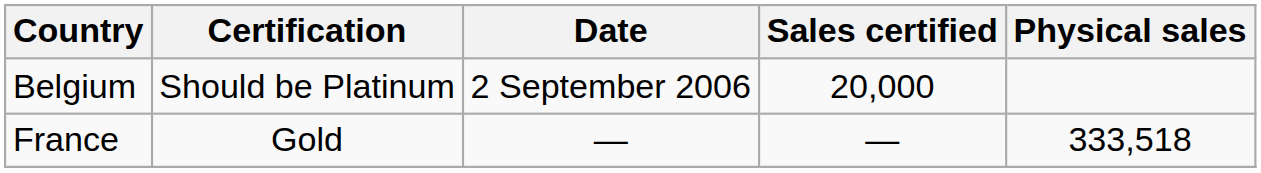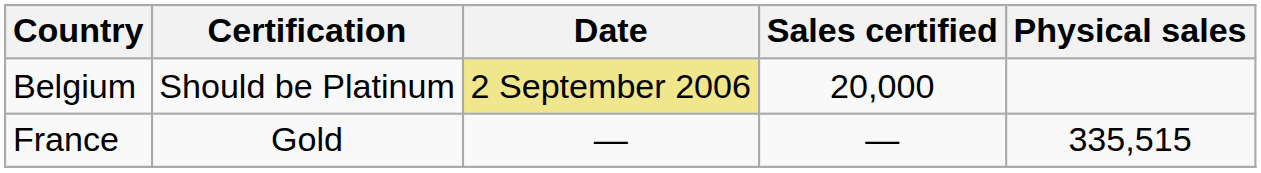(611, 85) no background -> (611, 85) khaki background
(1130, 139) 333,518 -> (1130, 139) 335,515
